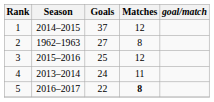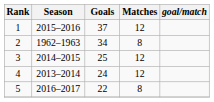(58, 27) 2014–2015 -> (58, 27) 2015–2016
(102, 43) 27 -> (102, 43) 34
(58, 58) 2015–2016 -> (58, 58) 2014–2015
(140, 74) 11 -> (140, 74) 12
(140, 89) bold -> (140, 89) normal
